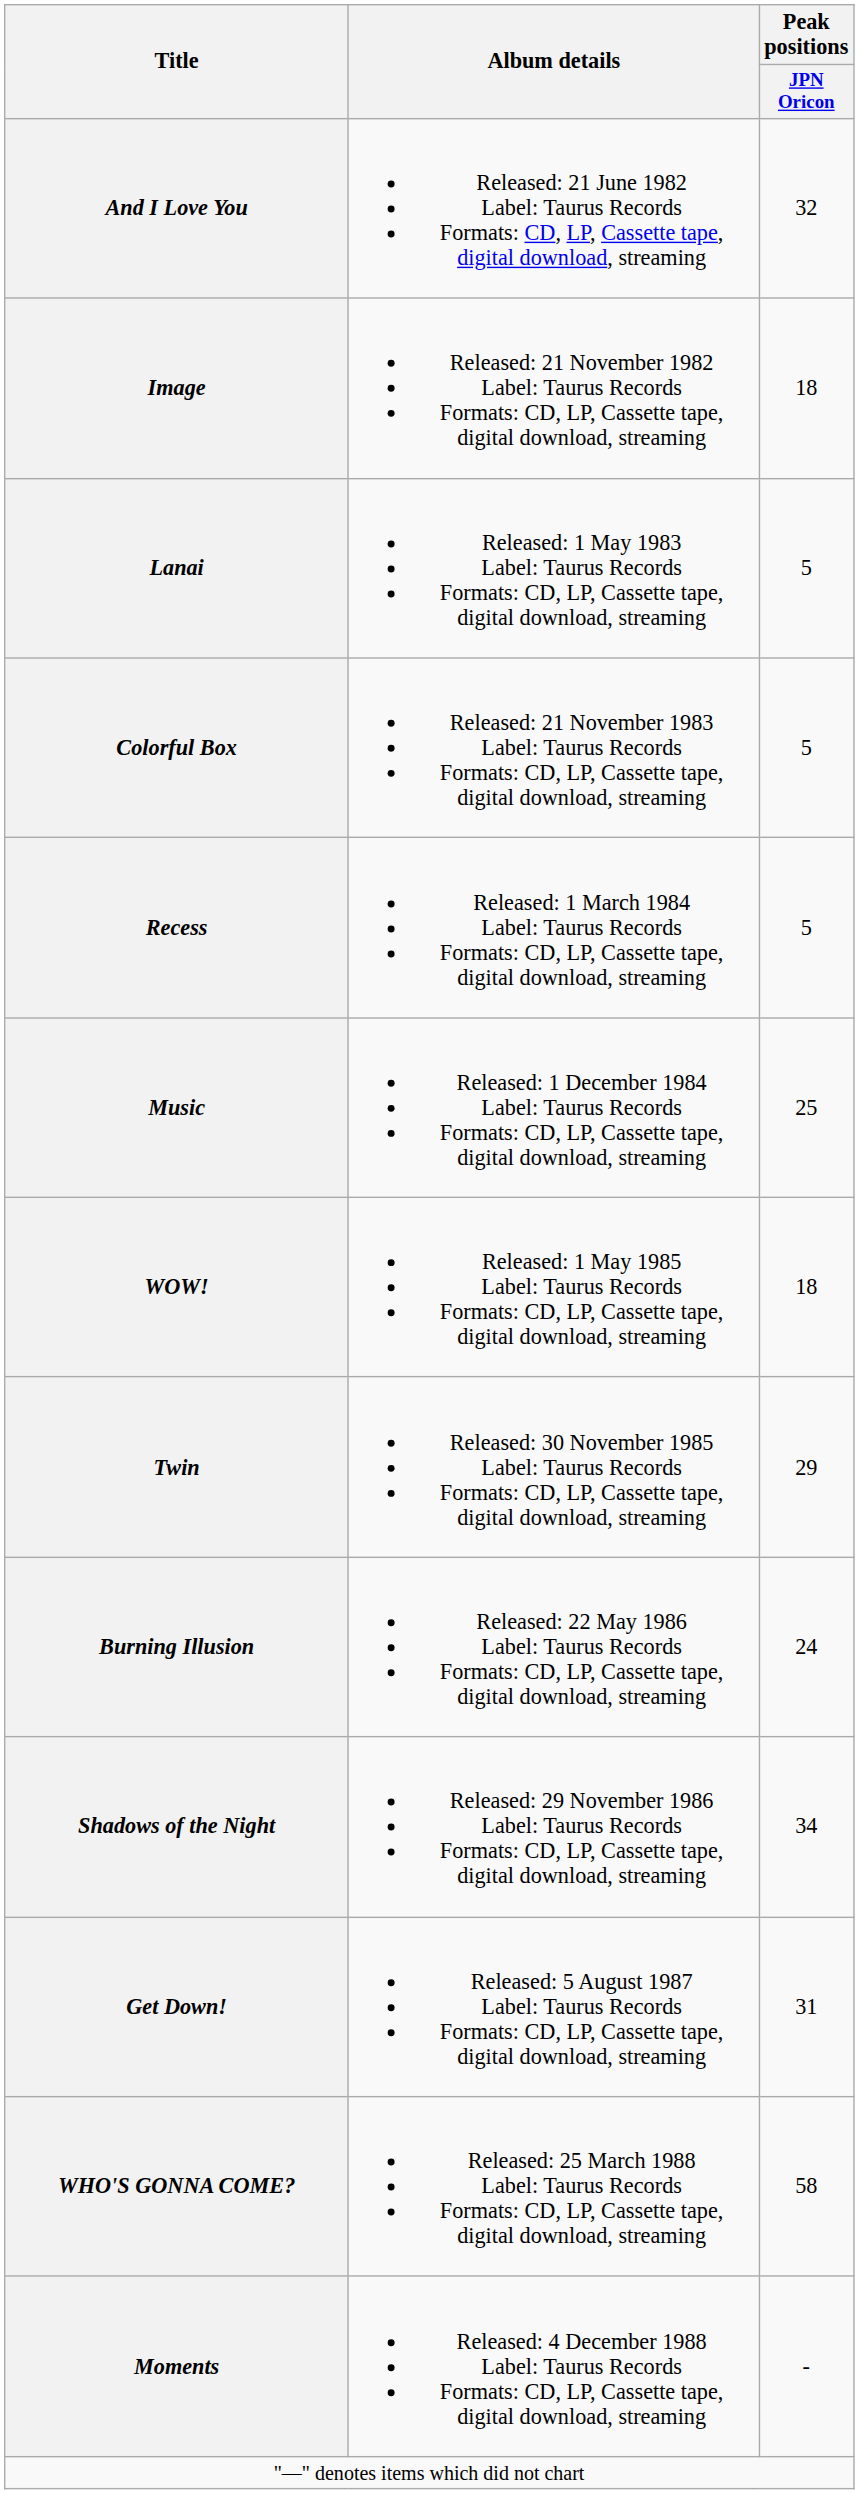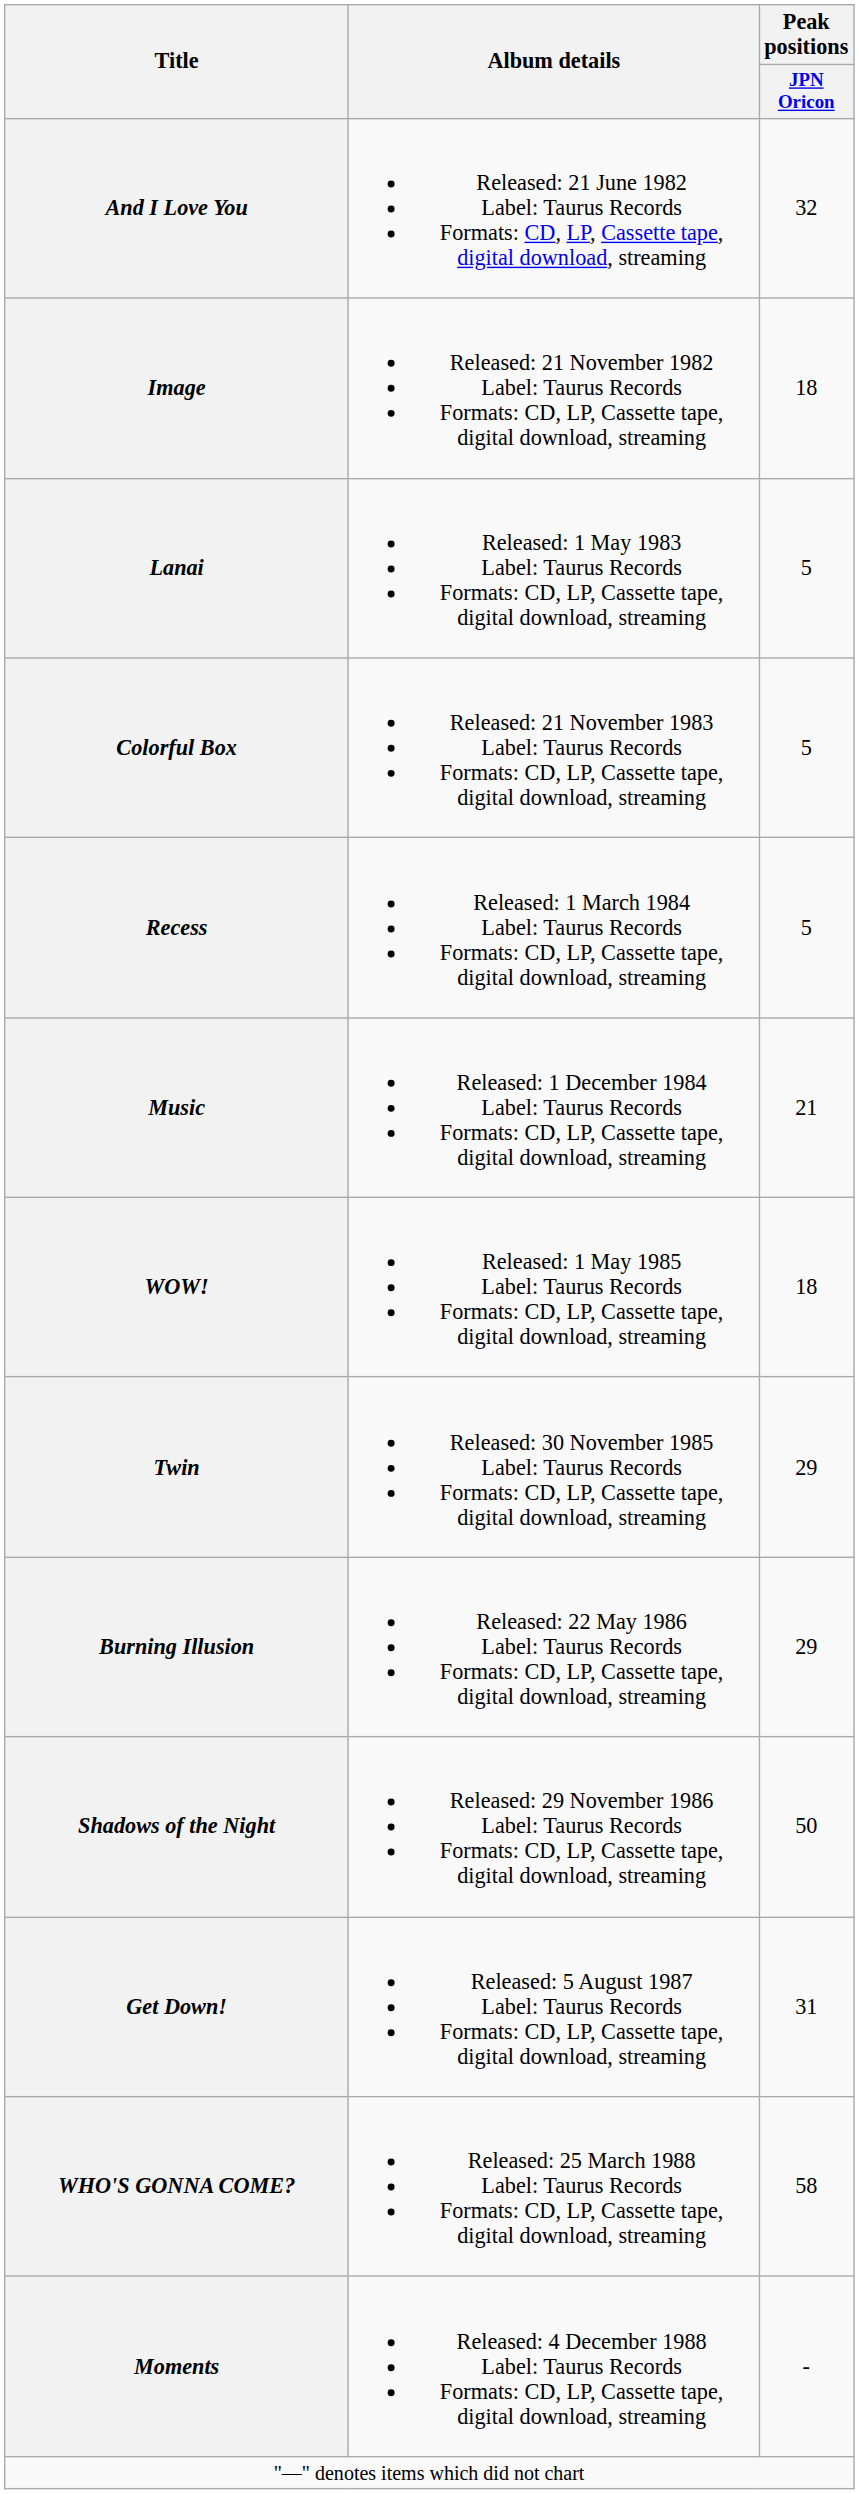(806, 1107) 25 -> (806, 1107) 21
(806, 1646) 24 -> (806, 1646) 29
(806, 1826) 34 -> (806, 1826) 50
